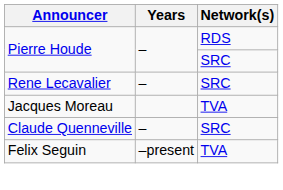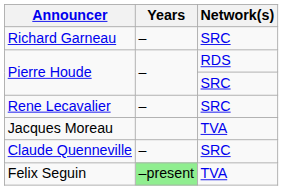+ row: (62, 38)
(166, 151) no background -> (166, 173) lightgreen background
